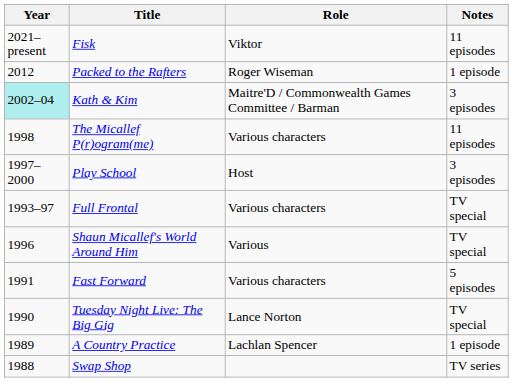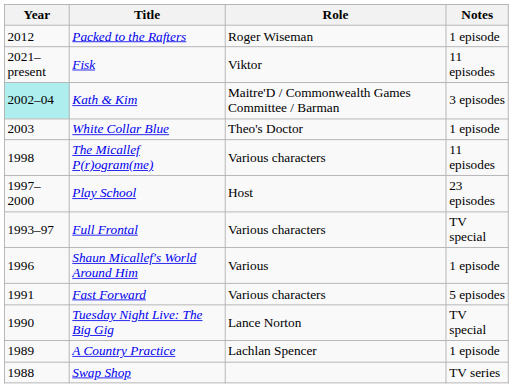rows swapped: (84, 43) <-> (129, 72)
+ row: (121, 129)
(472, 172) 3 episodes -> (472, 193) 23 episodes
(468, 244) TV special -> (474, 265) 1 episode
